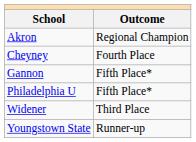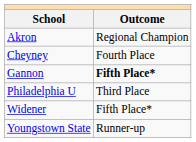(124, 73) normal -> (126, 73) bold
(124, 92) Fifth Place* -> (123, 92) Third Place
(123, 110) Third Place -> (124, 110) Fifth Place*
